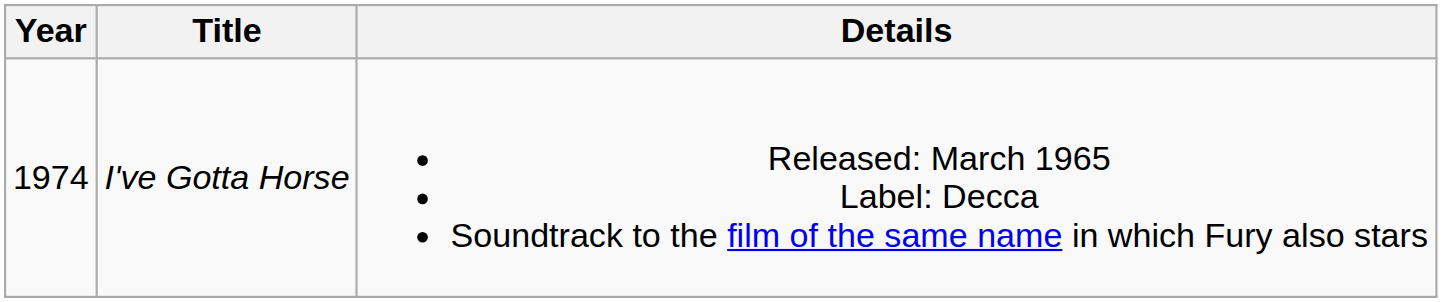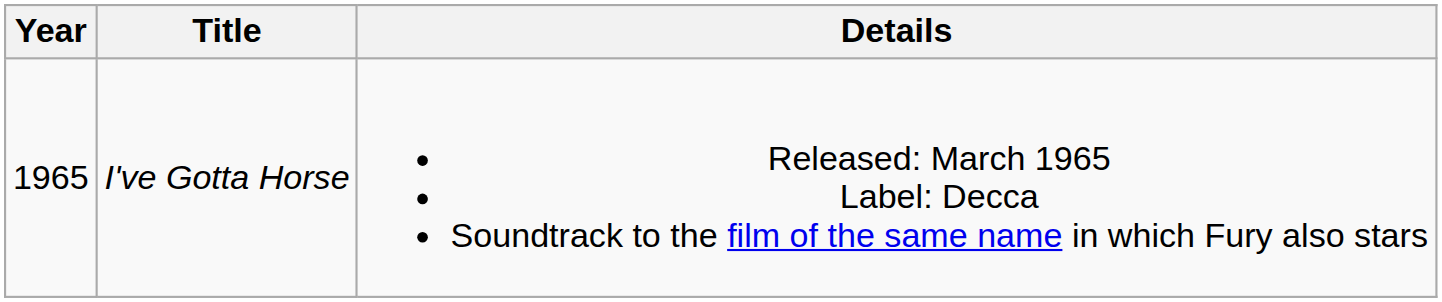(51, 177) 1974 -> (51, 177) 1965
